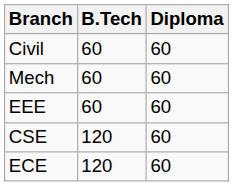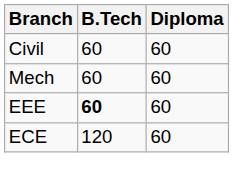(92, 107) normal -> (92, 107) bold
- row: (28, 136)
